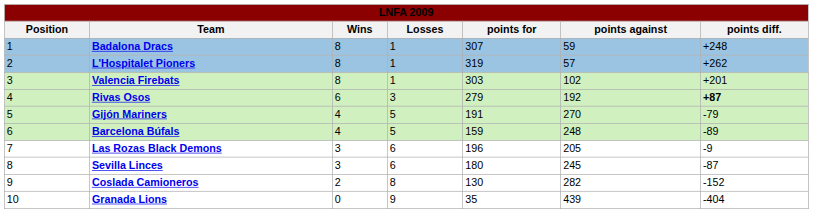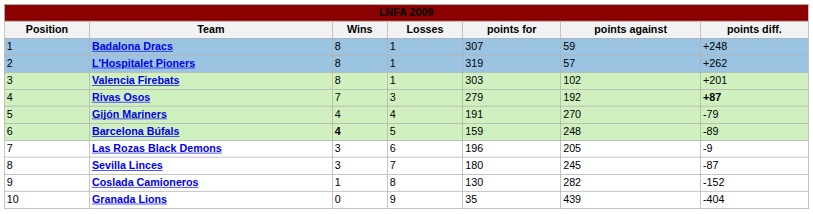(338, 98) 6 -> (338, 98) 7
(393, 115) 5 -> (393, 115) 4
(338, 132) normal -> (338, 132) bold
(393, 166) 6 -> (393, 166) 7
(338, 183) 2 -> (338, 183) 1
